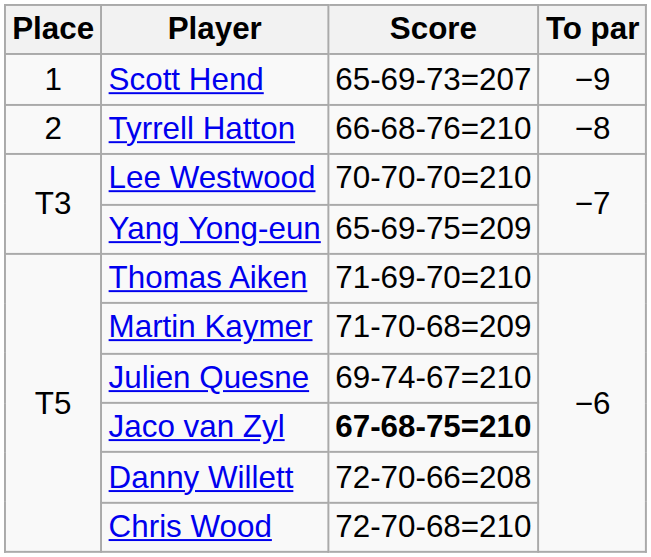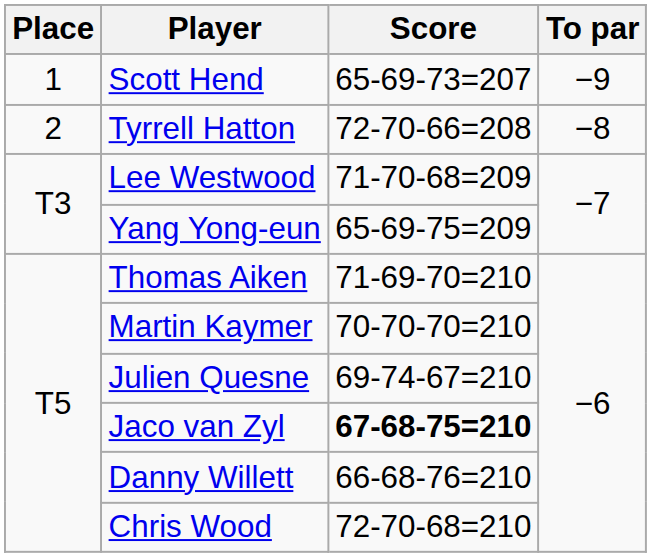(433, 128) 66-68-76=210 -> (433, 128) 72-70-66=208
(433, 178) 70-70-70=210 -> (433, 178) 71-70-68=209
(433, 327) 71-70-68=209 -> (433, 327) 70-70-70=210
(433, 476) 72-70-66=208 -> (433, 476) 66-68-76=210
